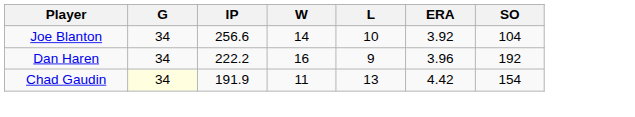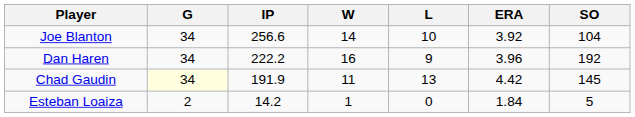(510, 79) 154 -> (589, 79) 145
+ row: (76, 101)
